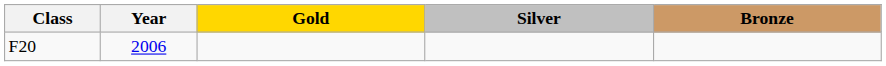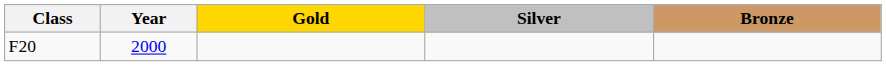(149, 46) 2006 -> (149, 46) 2000
